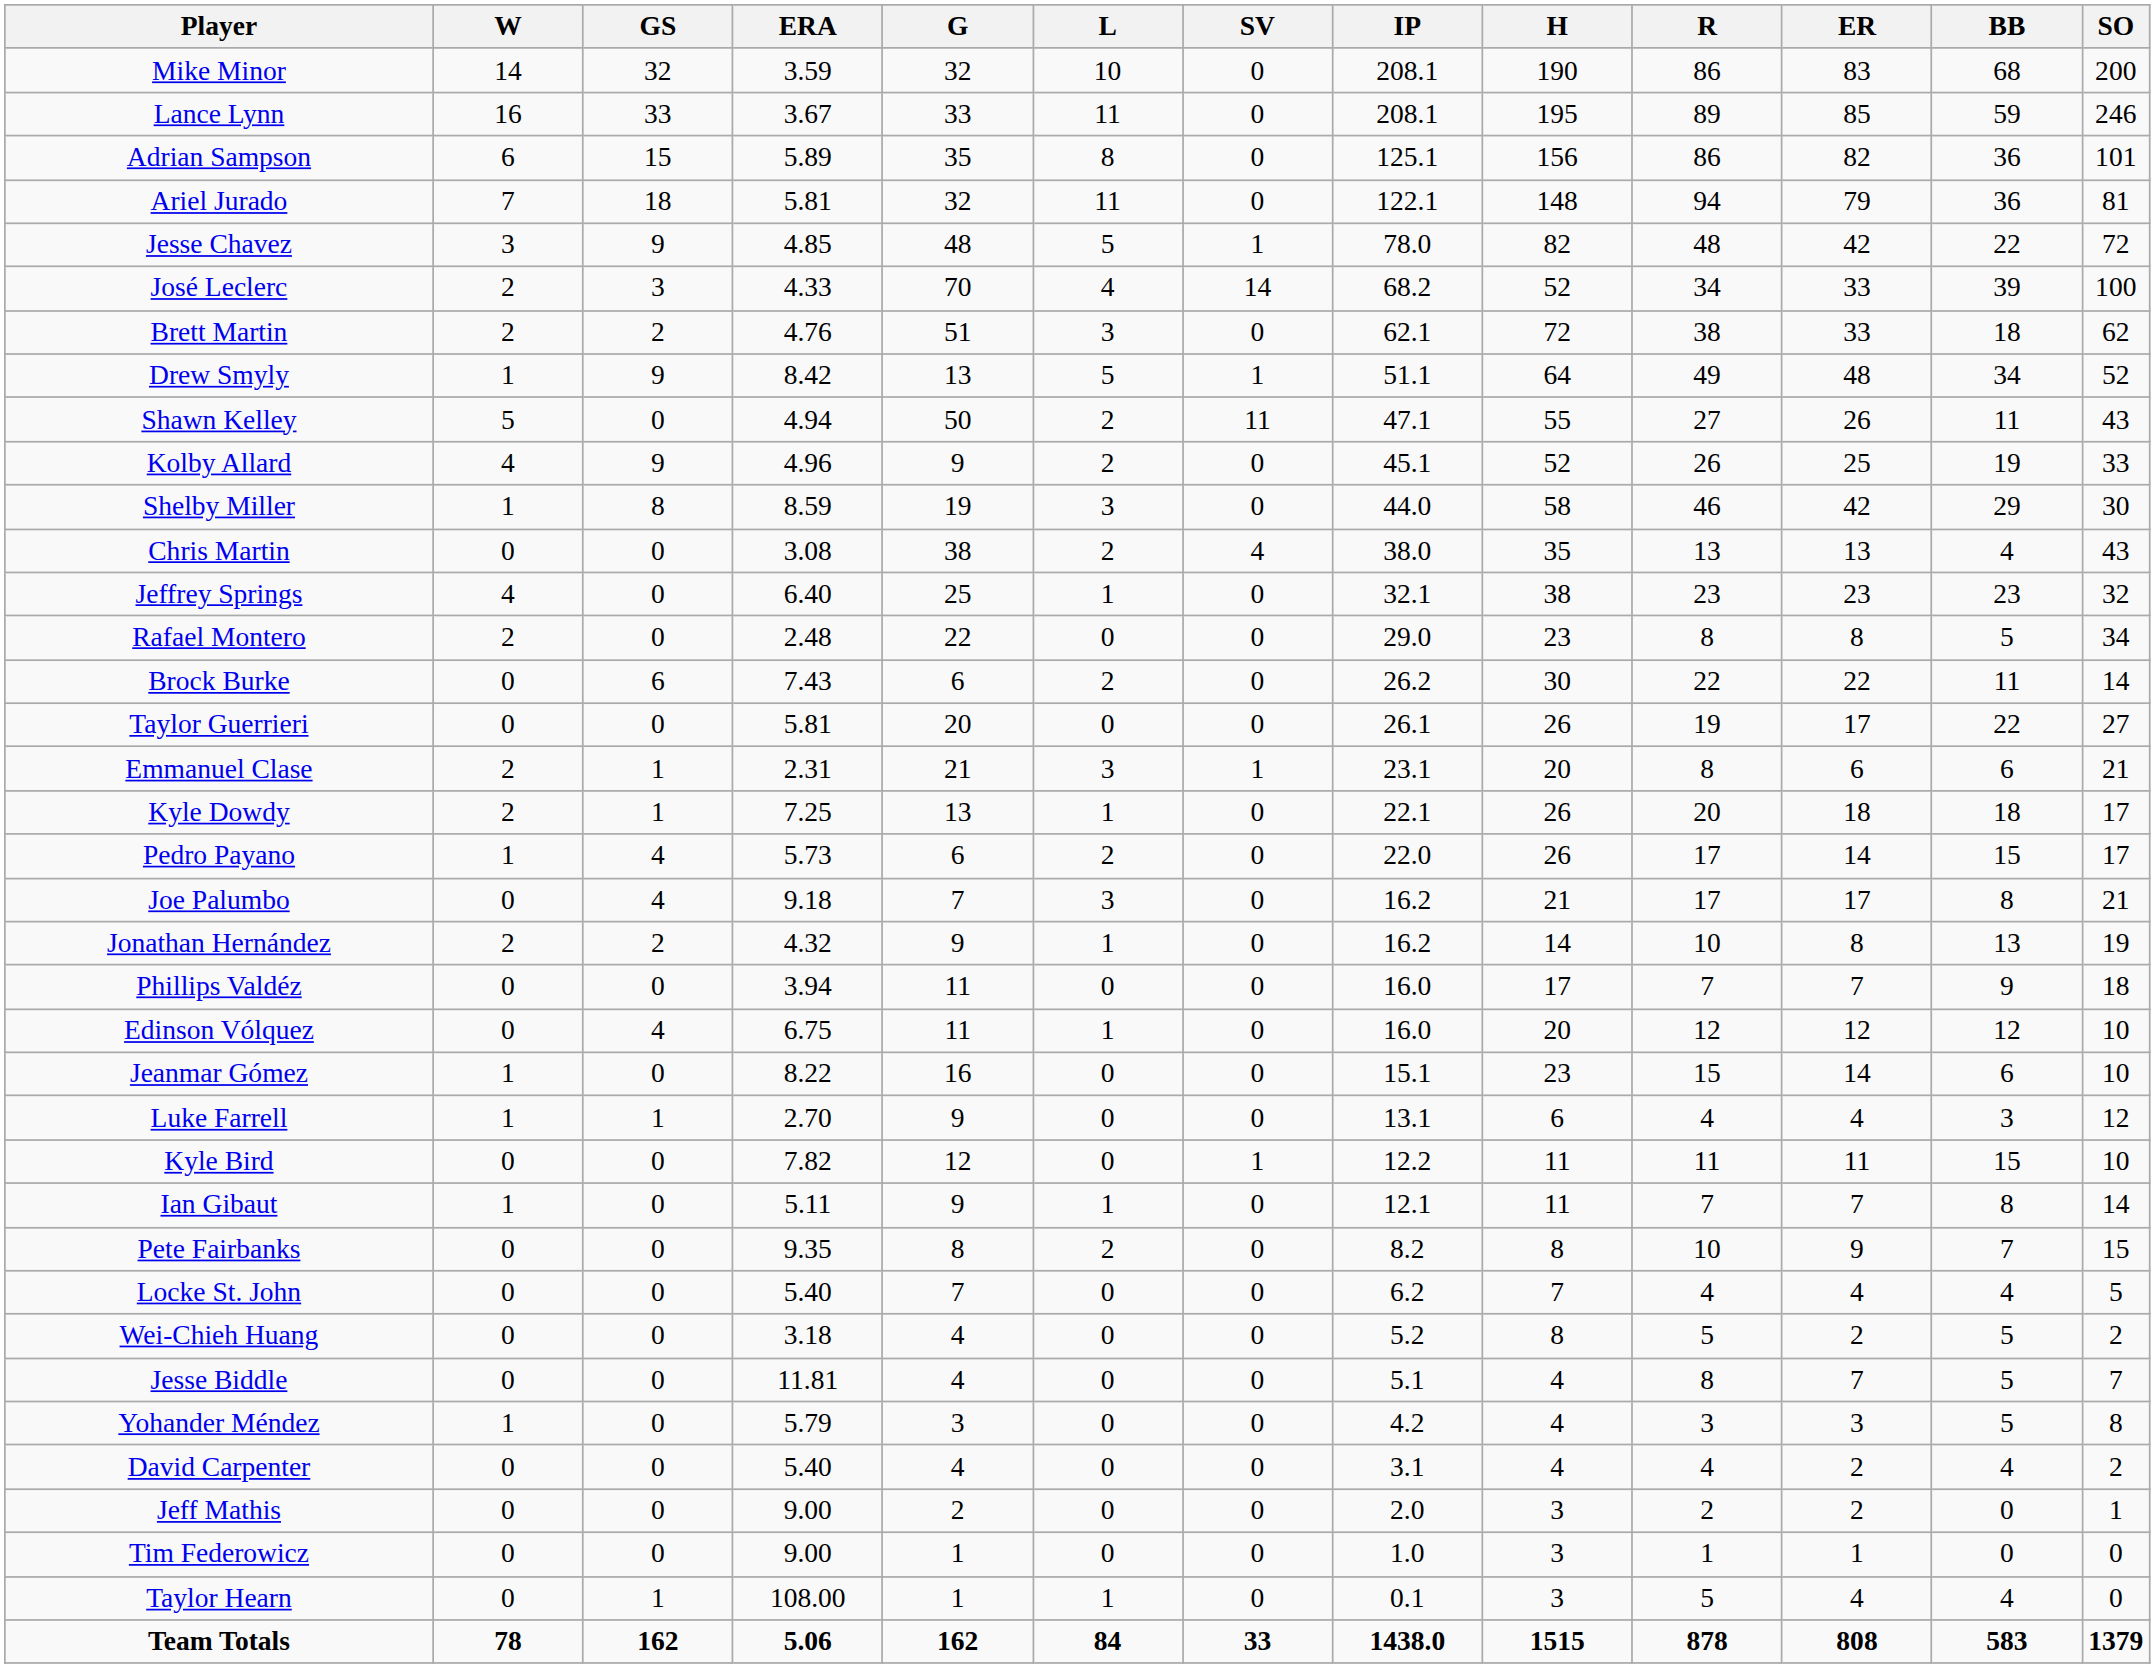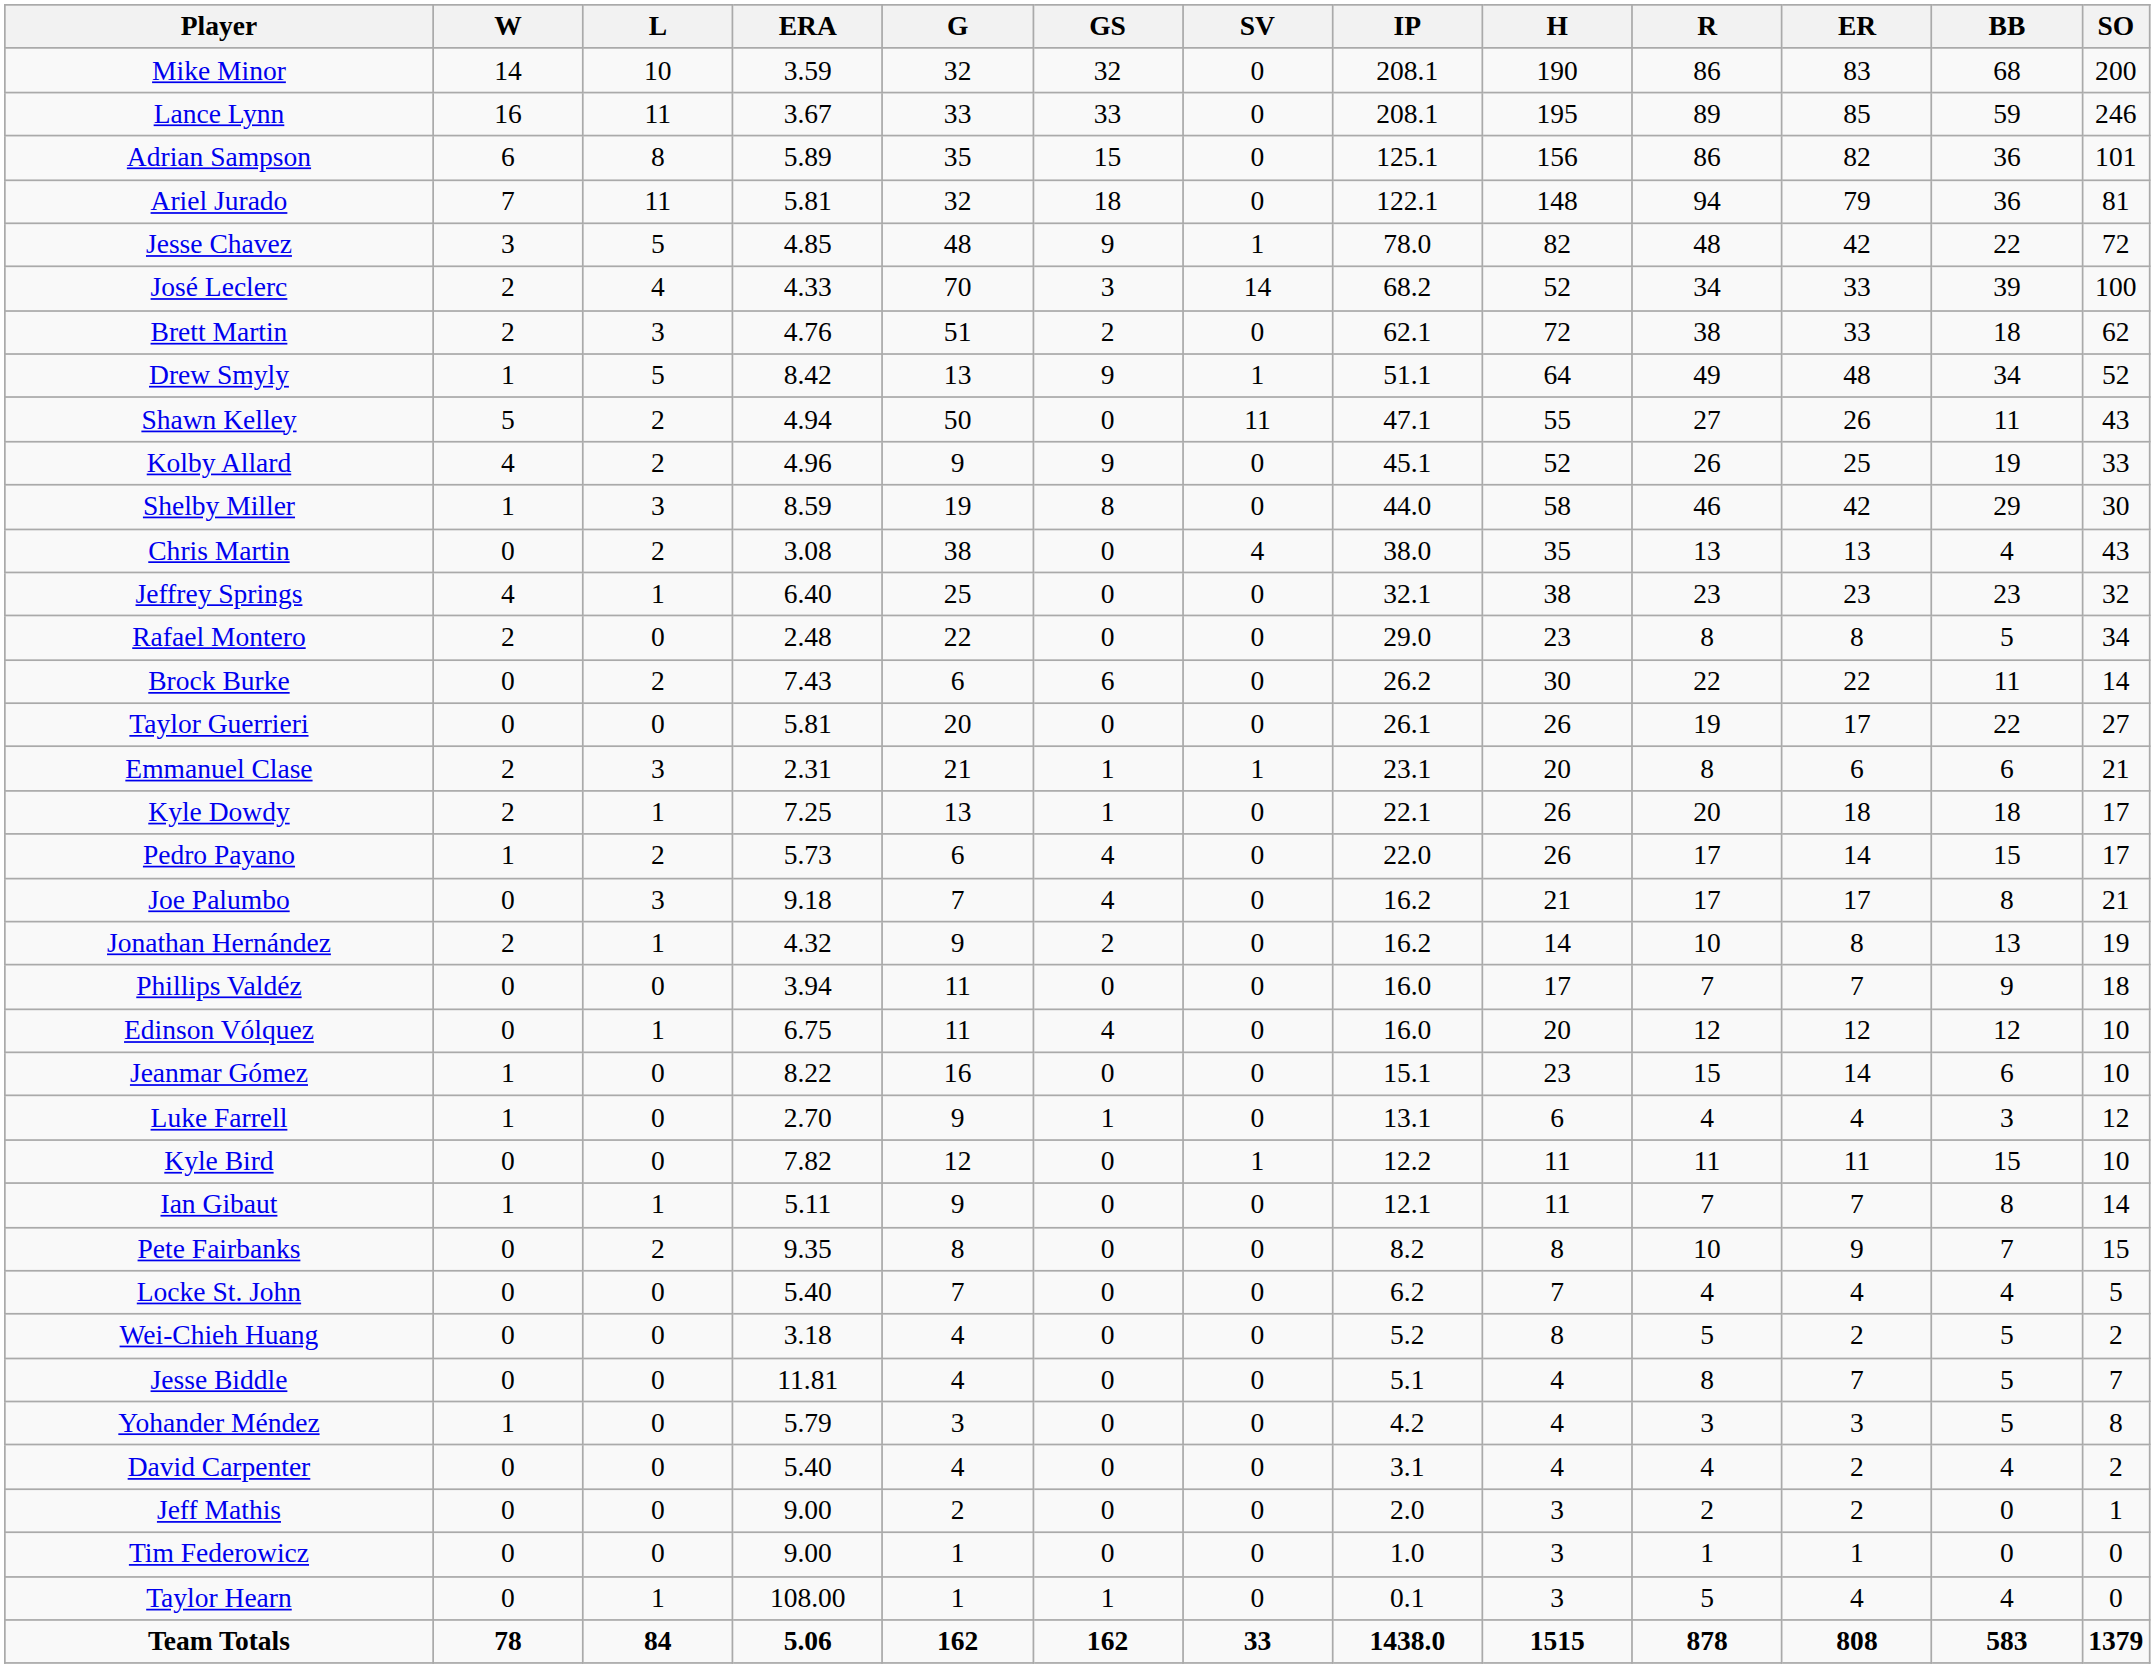columns swapped: (1108, 26) <-> (658, 26)
